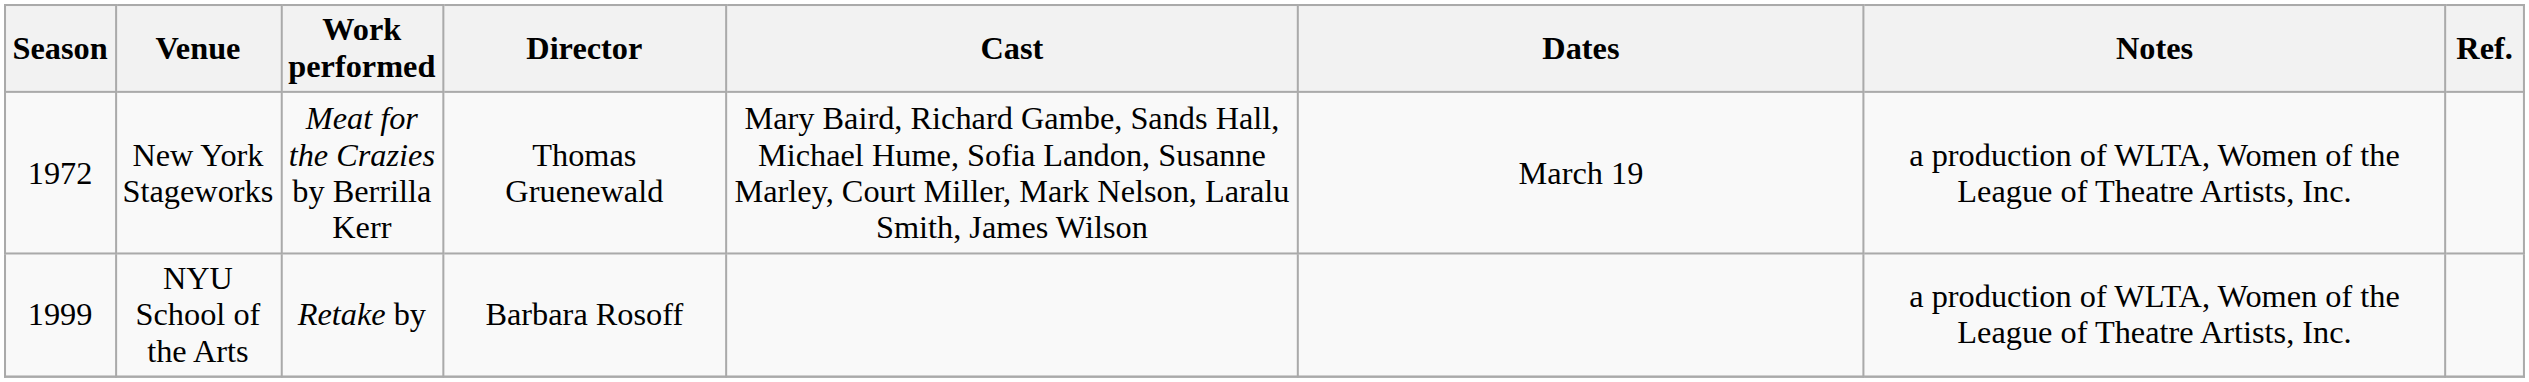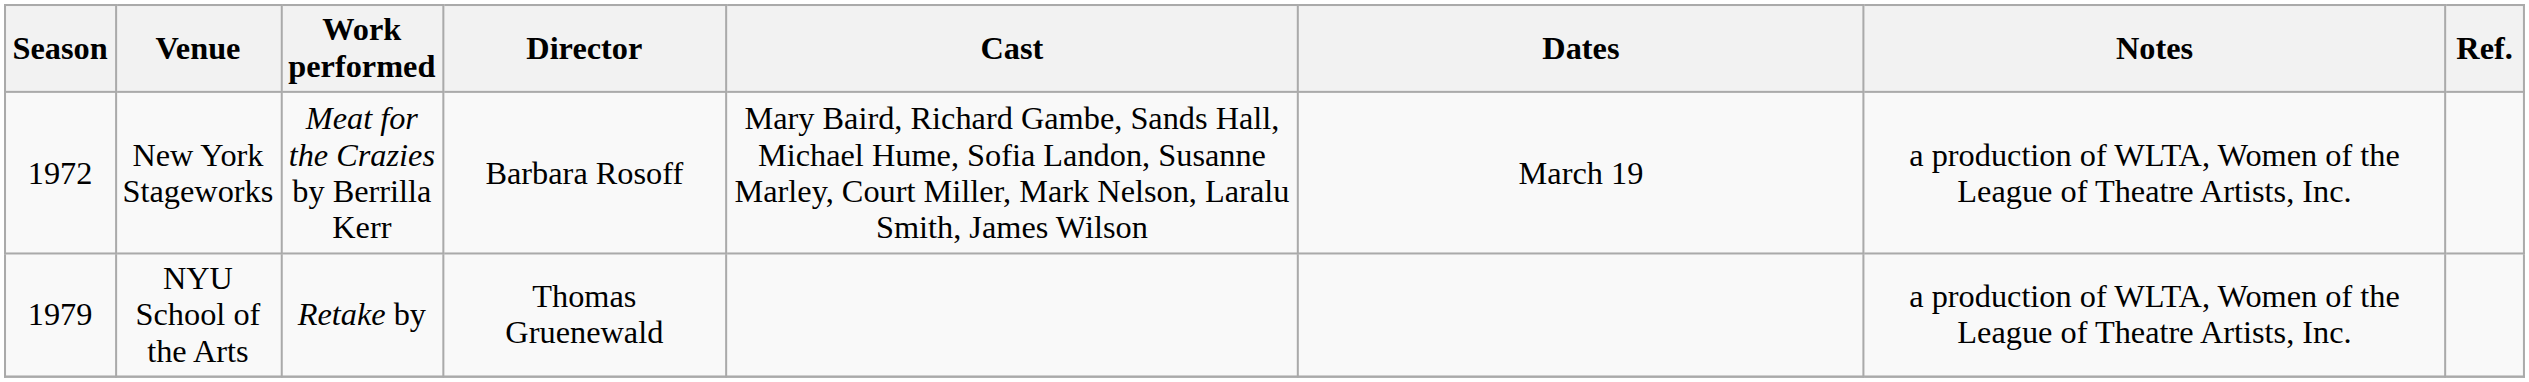(584, 172) Thomas Gruenewald -> (584, 172) Barbara Rosoff
(60, 314) 1999 -> (60, 314) 1979
(584, 314) Barbara Rosoff -> (584, 314) Thomas Gruenewald
